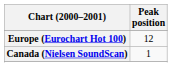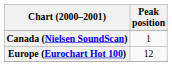rows swapped: (67, 54) <-> (67, 38)
